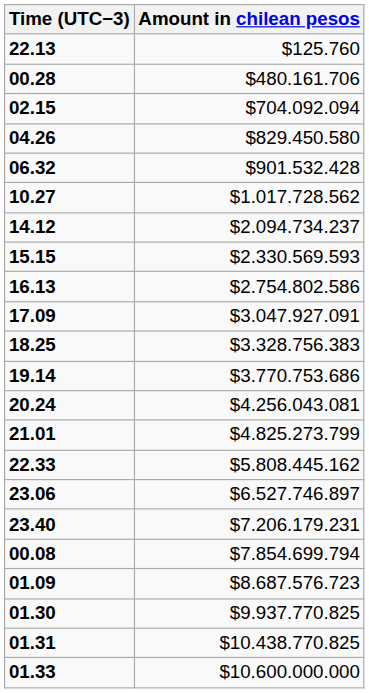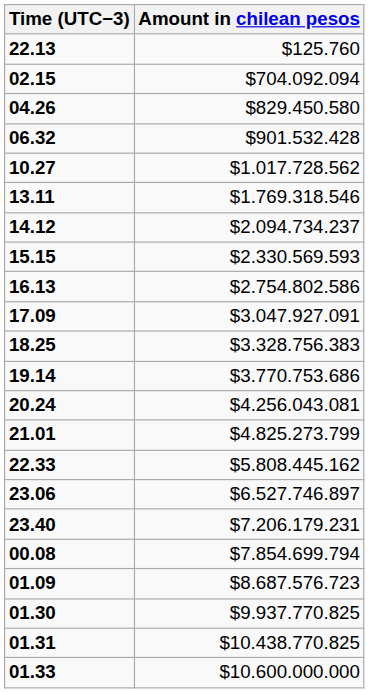- row: (32, 78)
+ row: (32, 197)
